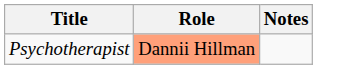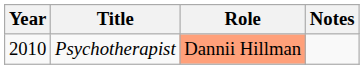+ column: (28, 19)
